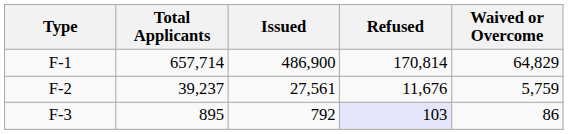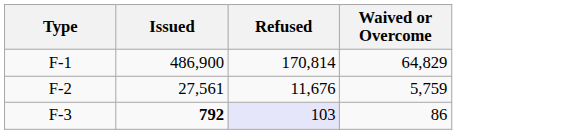- column: (172, 27)
(323, 115) normal -> (212, 115) bold
